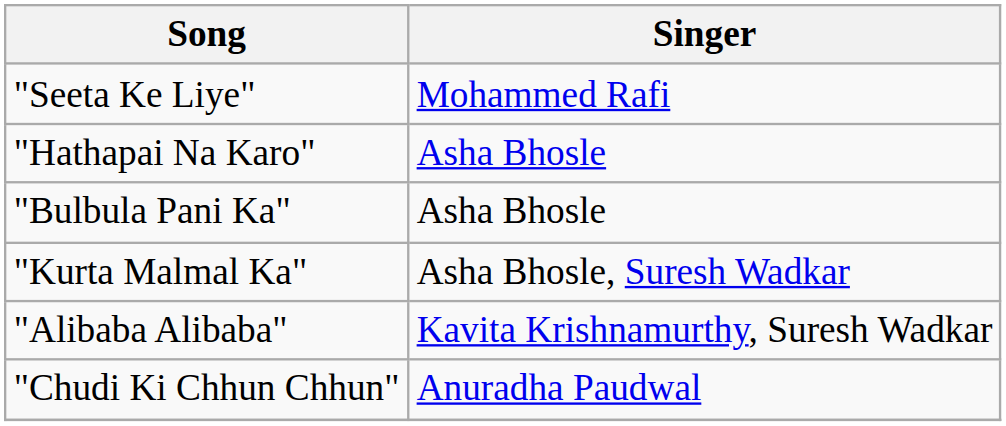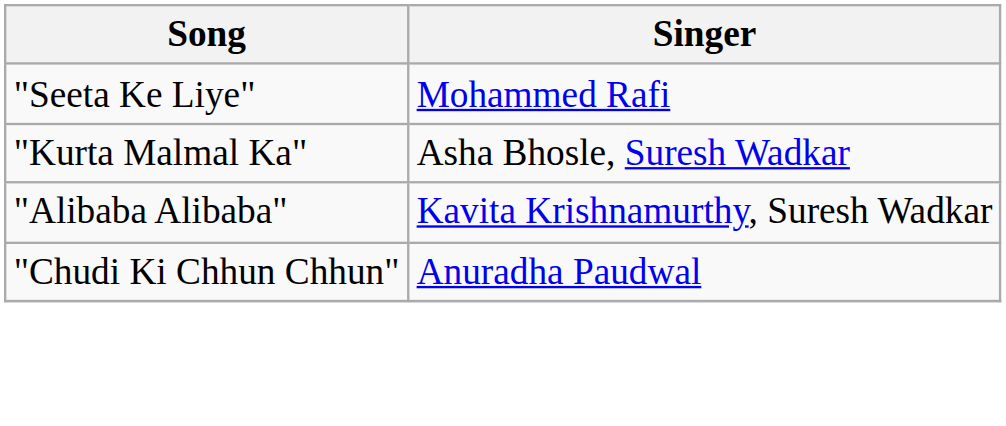- row: (165, 152)
- row: (152, 211)
